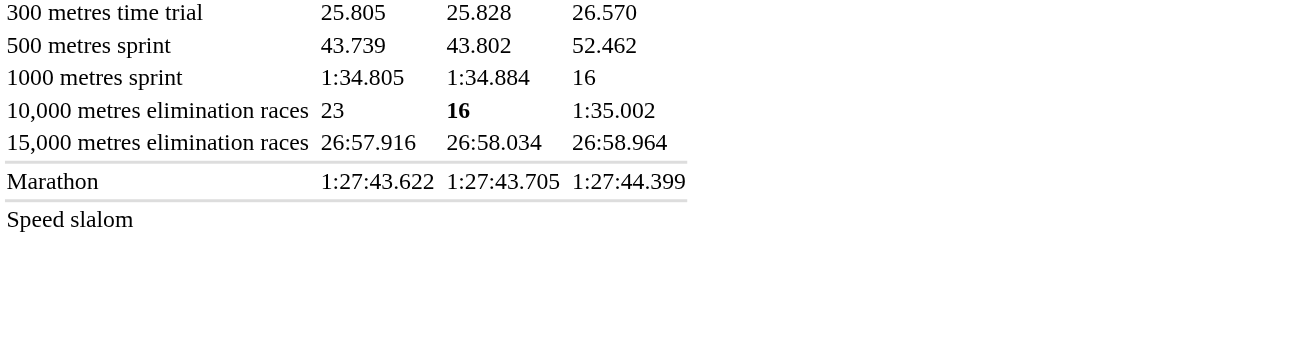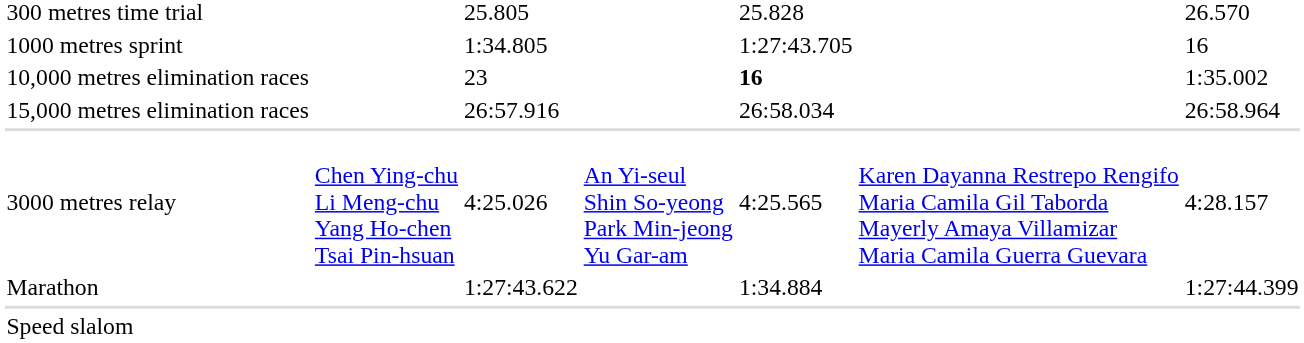- row: (89, 45)
(488, 77) 1:34.884 -> (796, 45) 1:27:43.705
+ row: (91, 201)
(503, 181) 1:27:43.705 -> (781, 287) 1:34.884
